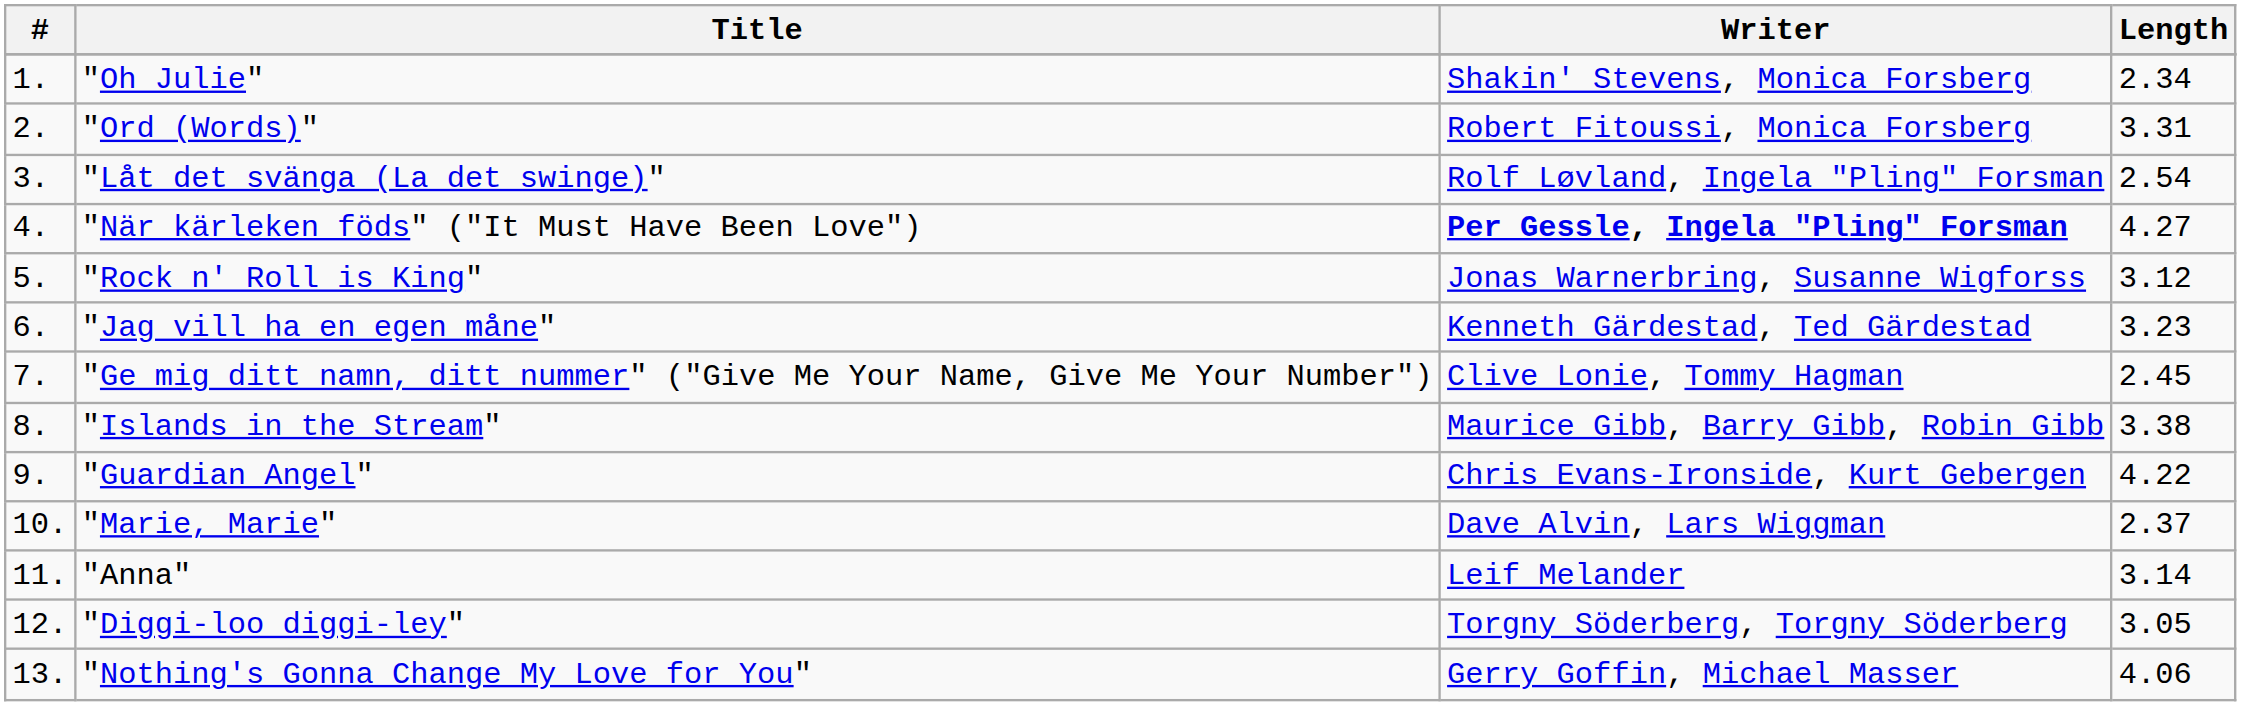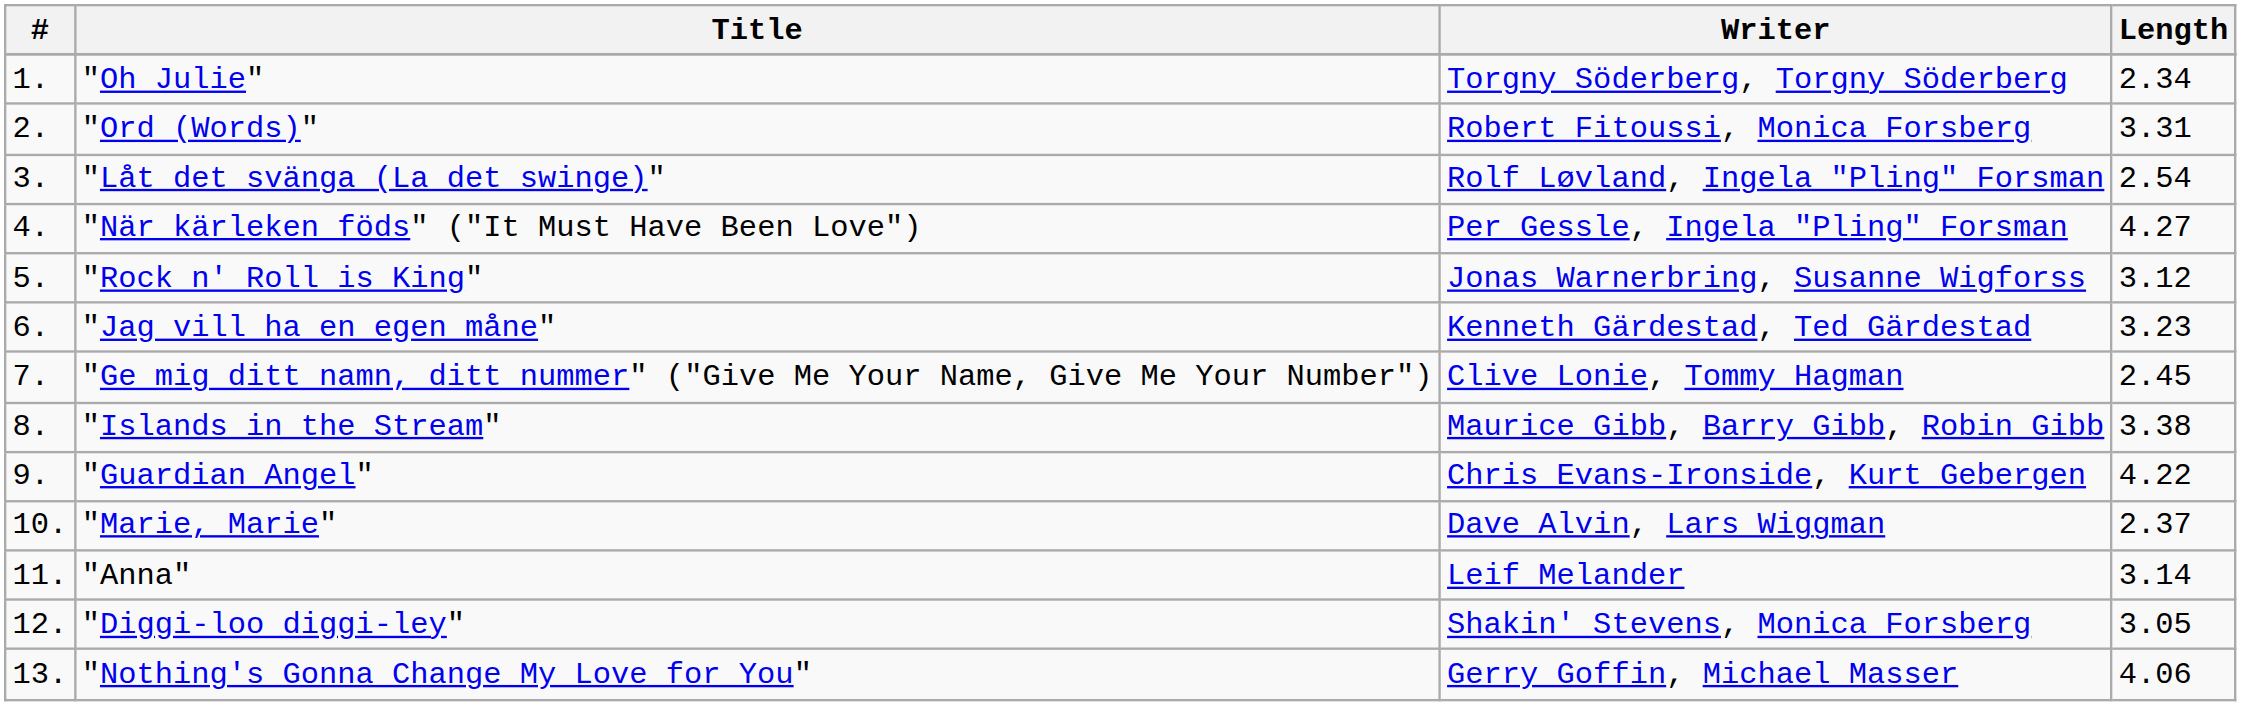(1739, 80) Shakin' Stevens, Monica Forsberg -> (1757, 80) Torgny Söderberg, Torgny Söderberg
(1757, 228) bold -> (1757, 228) normal
(1757, 625) Torgny Söderberg, Torgny Söderberg -> (1739, 625) Shakin' Stevens, Monica Forsberg
